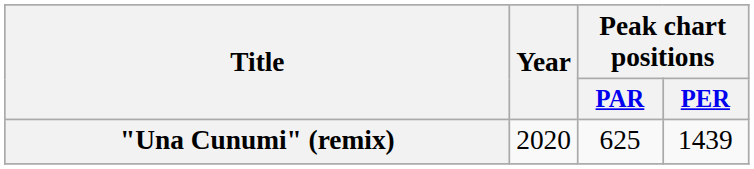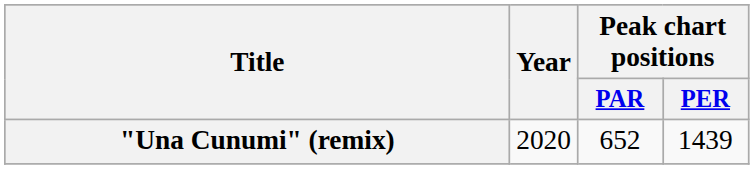(620, 140) 625 -> (620, 140) 652
